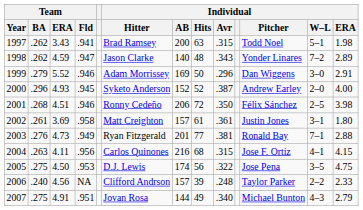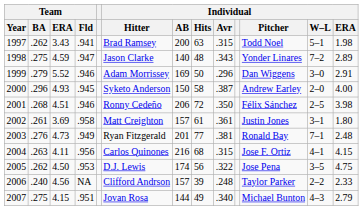(39, 58) .262 -> (39, 58) .275
(182, 89) 152 -> (182, 89) 150
(199, 89) 52 -> (199, 89) 58
(344, 136) 2.88 -> (344, 136) 2.48
(39, 167) .275 -> (39, 167) .262
(61, 197) 4.91 -> (61, 197) 4.15
